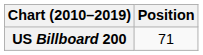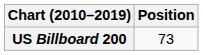(166, 38) 71 -> (166, 38) 73
